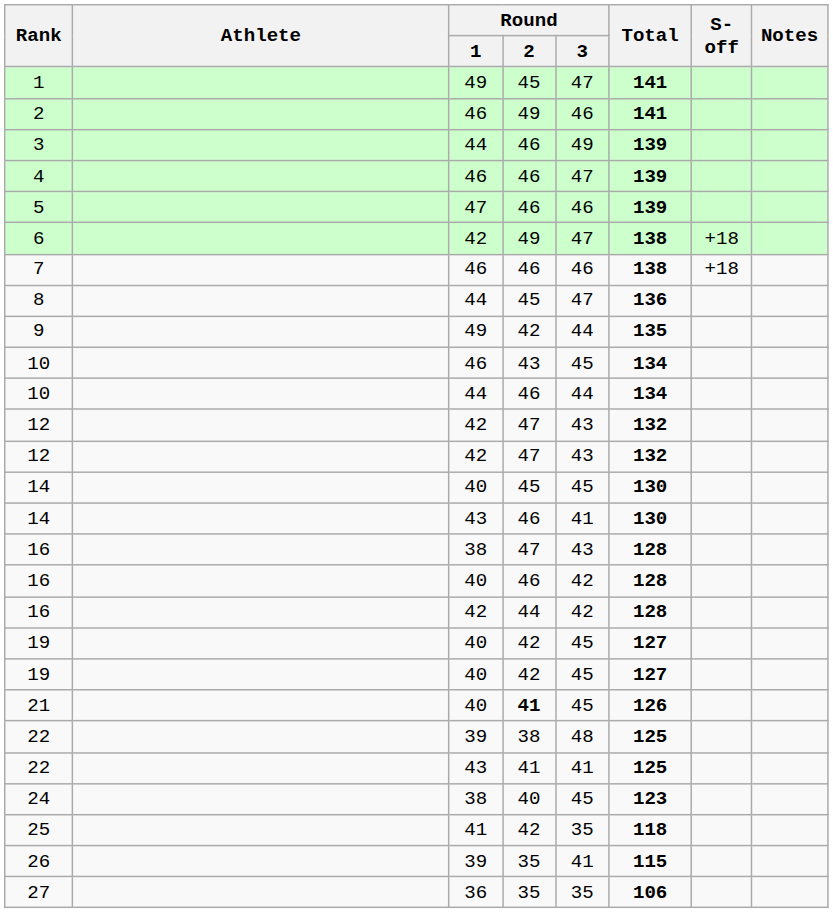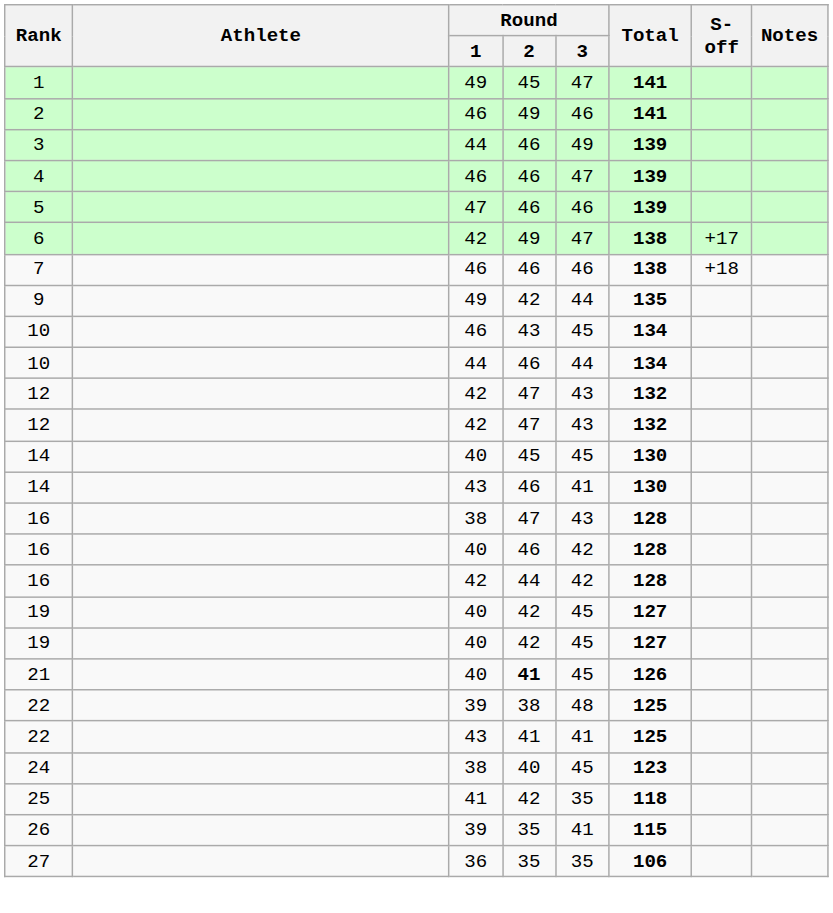(722, 238) +18 -> (722, 238) +17
- row: (39, 301)
